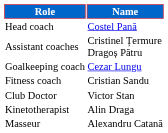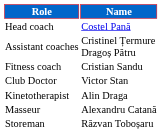- row: (45, 66)
+ row: (25, 124)
